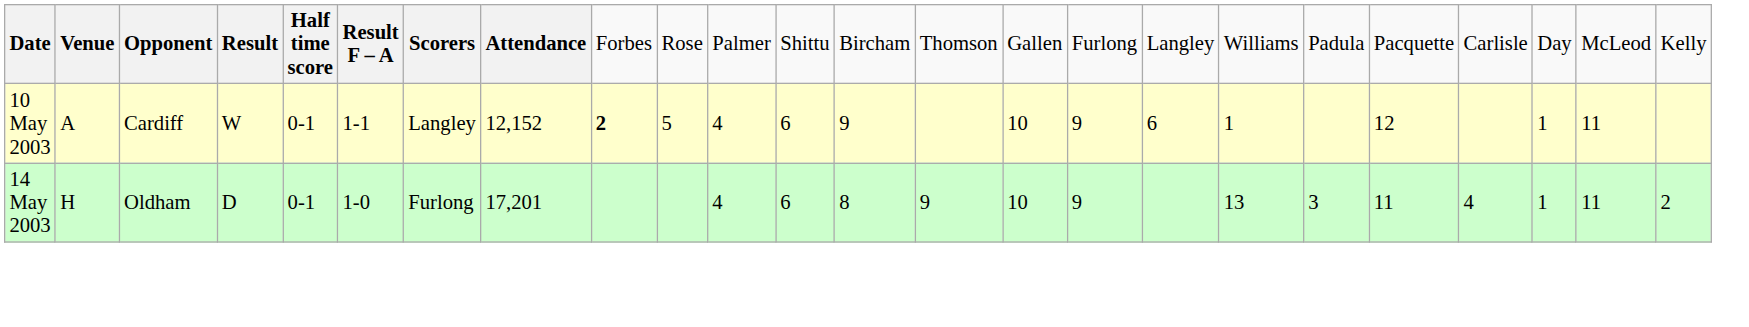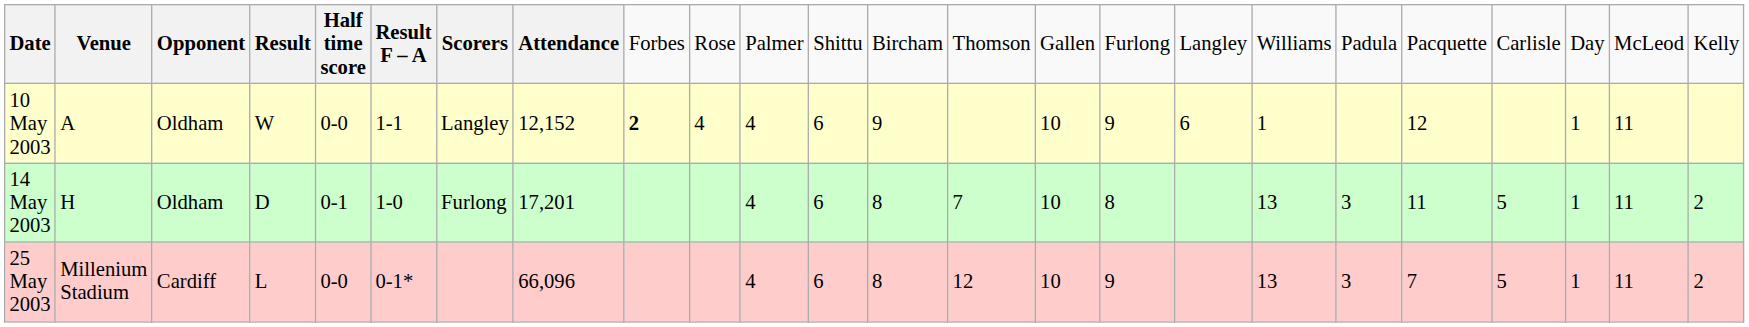(154, 123) Cardiff -> (190, 123) Oldham
(301, 123) 0-1 -> (334, 123) 0-0
(667, 123) 5 -> (700, 123) 4
(925, 202) 9 -> (958, 202) 7
(1077, 202) 9 -> (1110, 202) 8
(1469, 202) 4 -> (1502, 202) 5
+ row: (30, 281)
